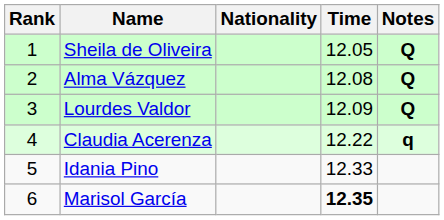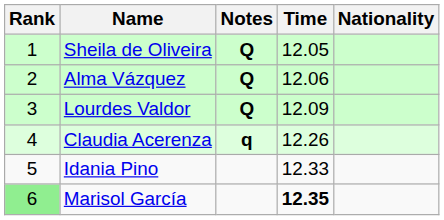columns swapped: (269, 19) <-> (408, 19)
(349, 79) 12.08 -> (305, 79) 12.06
(349, 139) 12.22 -> (305, 139) 12.26
(32, 199) no background -> (32, 199) lightgreen background
